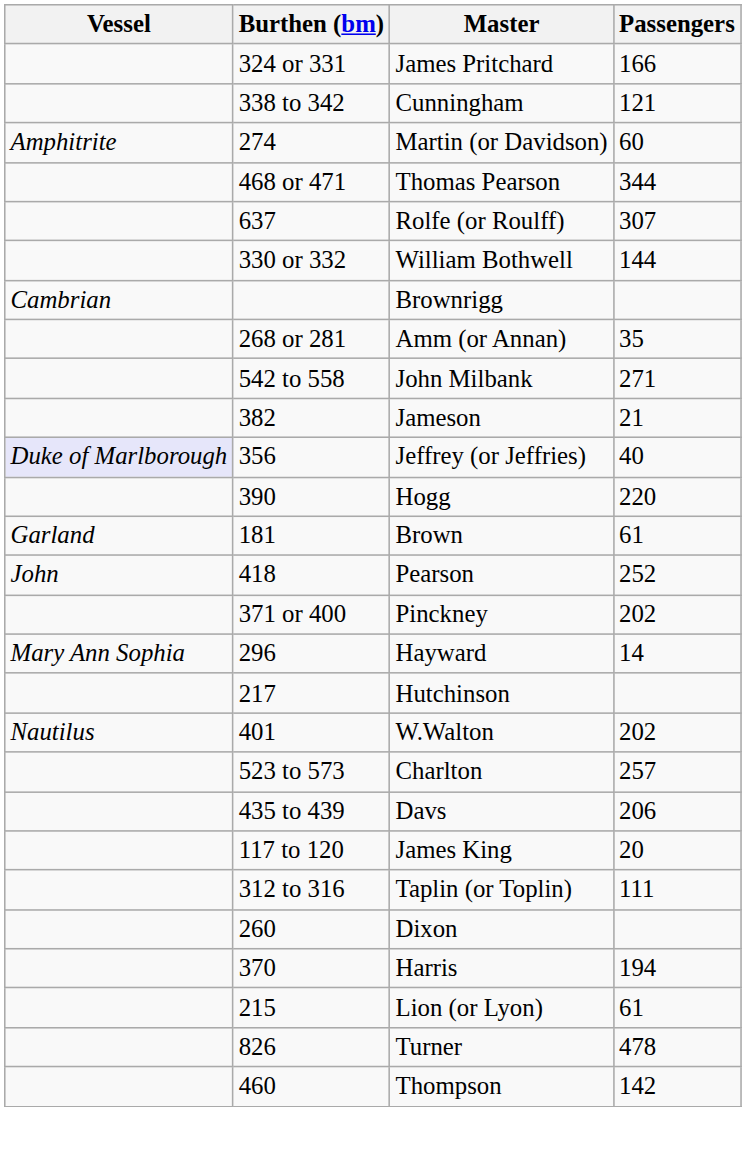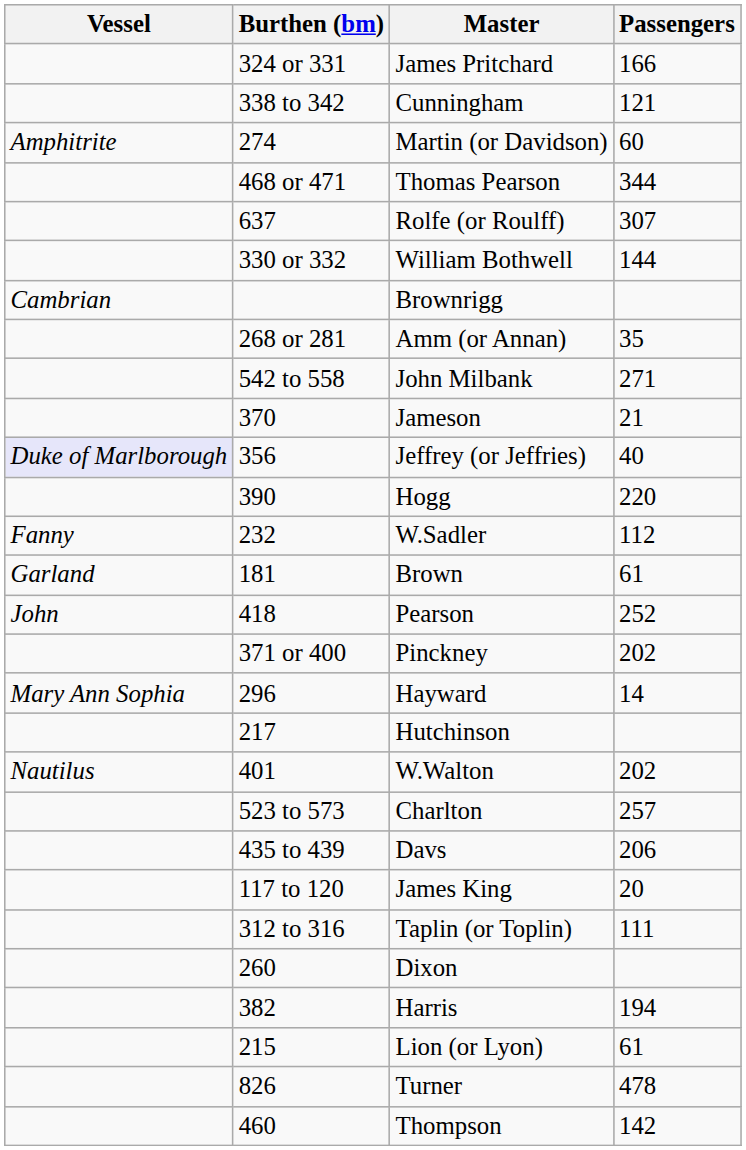(257, 417) 382 -> (257, 417) 370
+ row: (441, 535)
(257, 968) 370 -> (257, 1007) 382
